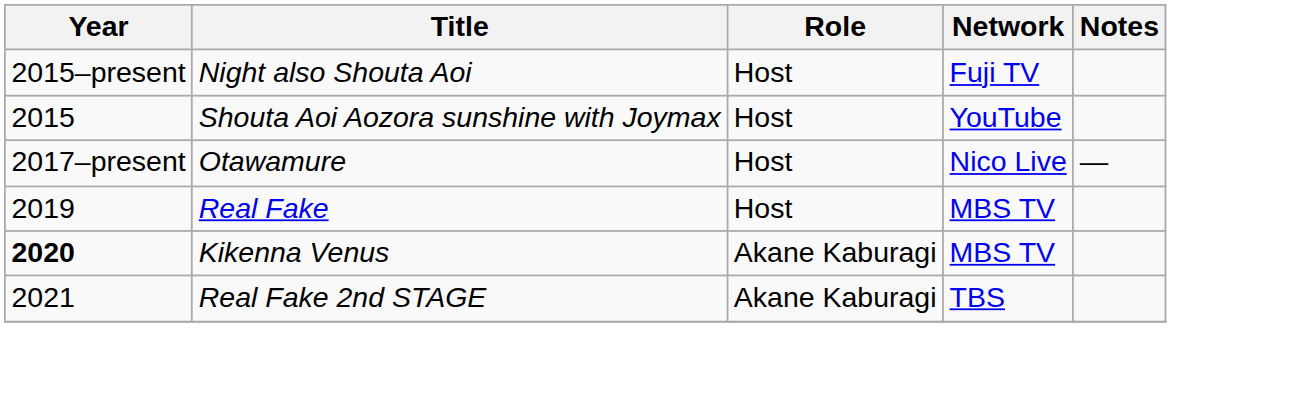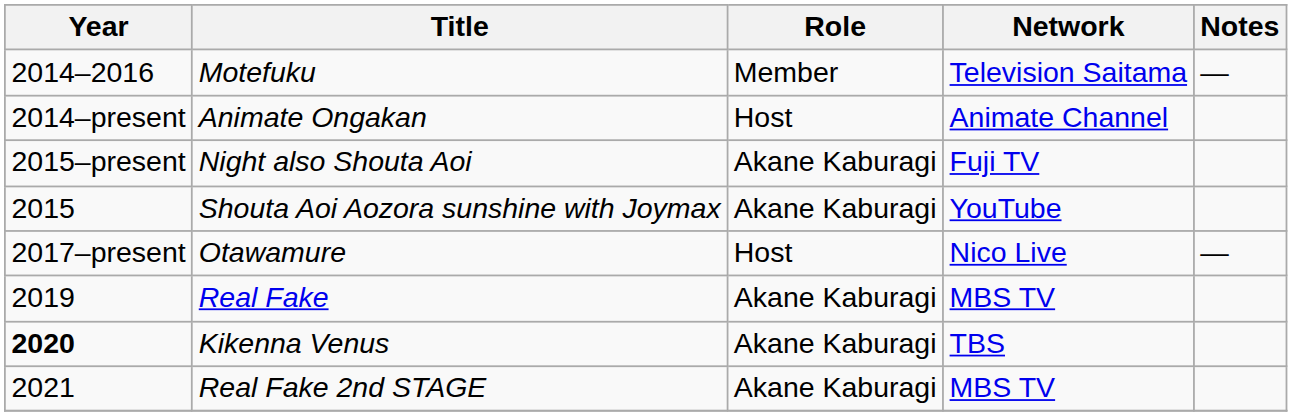+ row: (257, 72)
+ row: (313, 117)
(763, 72) Host -> (835, 162) Akane Kaburagi
(763, 117) Host -> (835, 207) Akane Kaburagi
(763, 207) Host -> (835, 298) Akane Kaburagi
(1002, 252) MBS TV -> (977, 343) TBS
(977, 298) TBS -> (1002, 388) MBS TV
